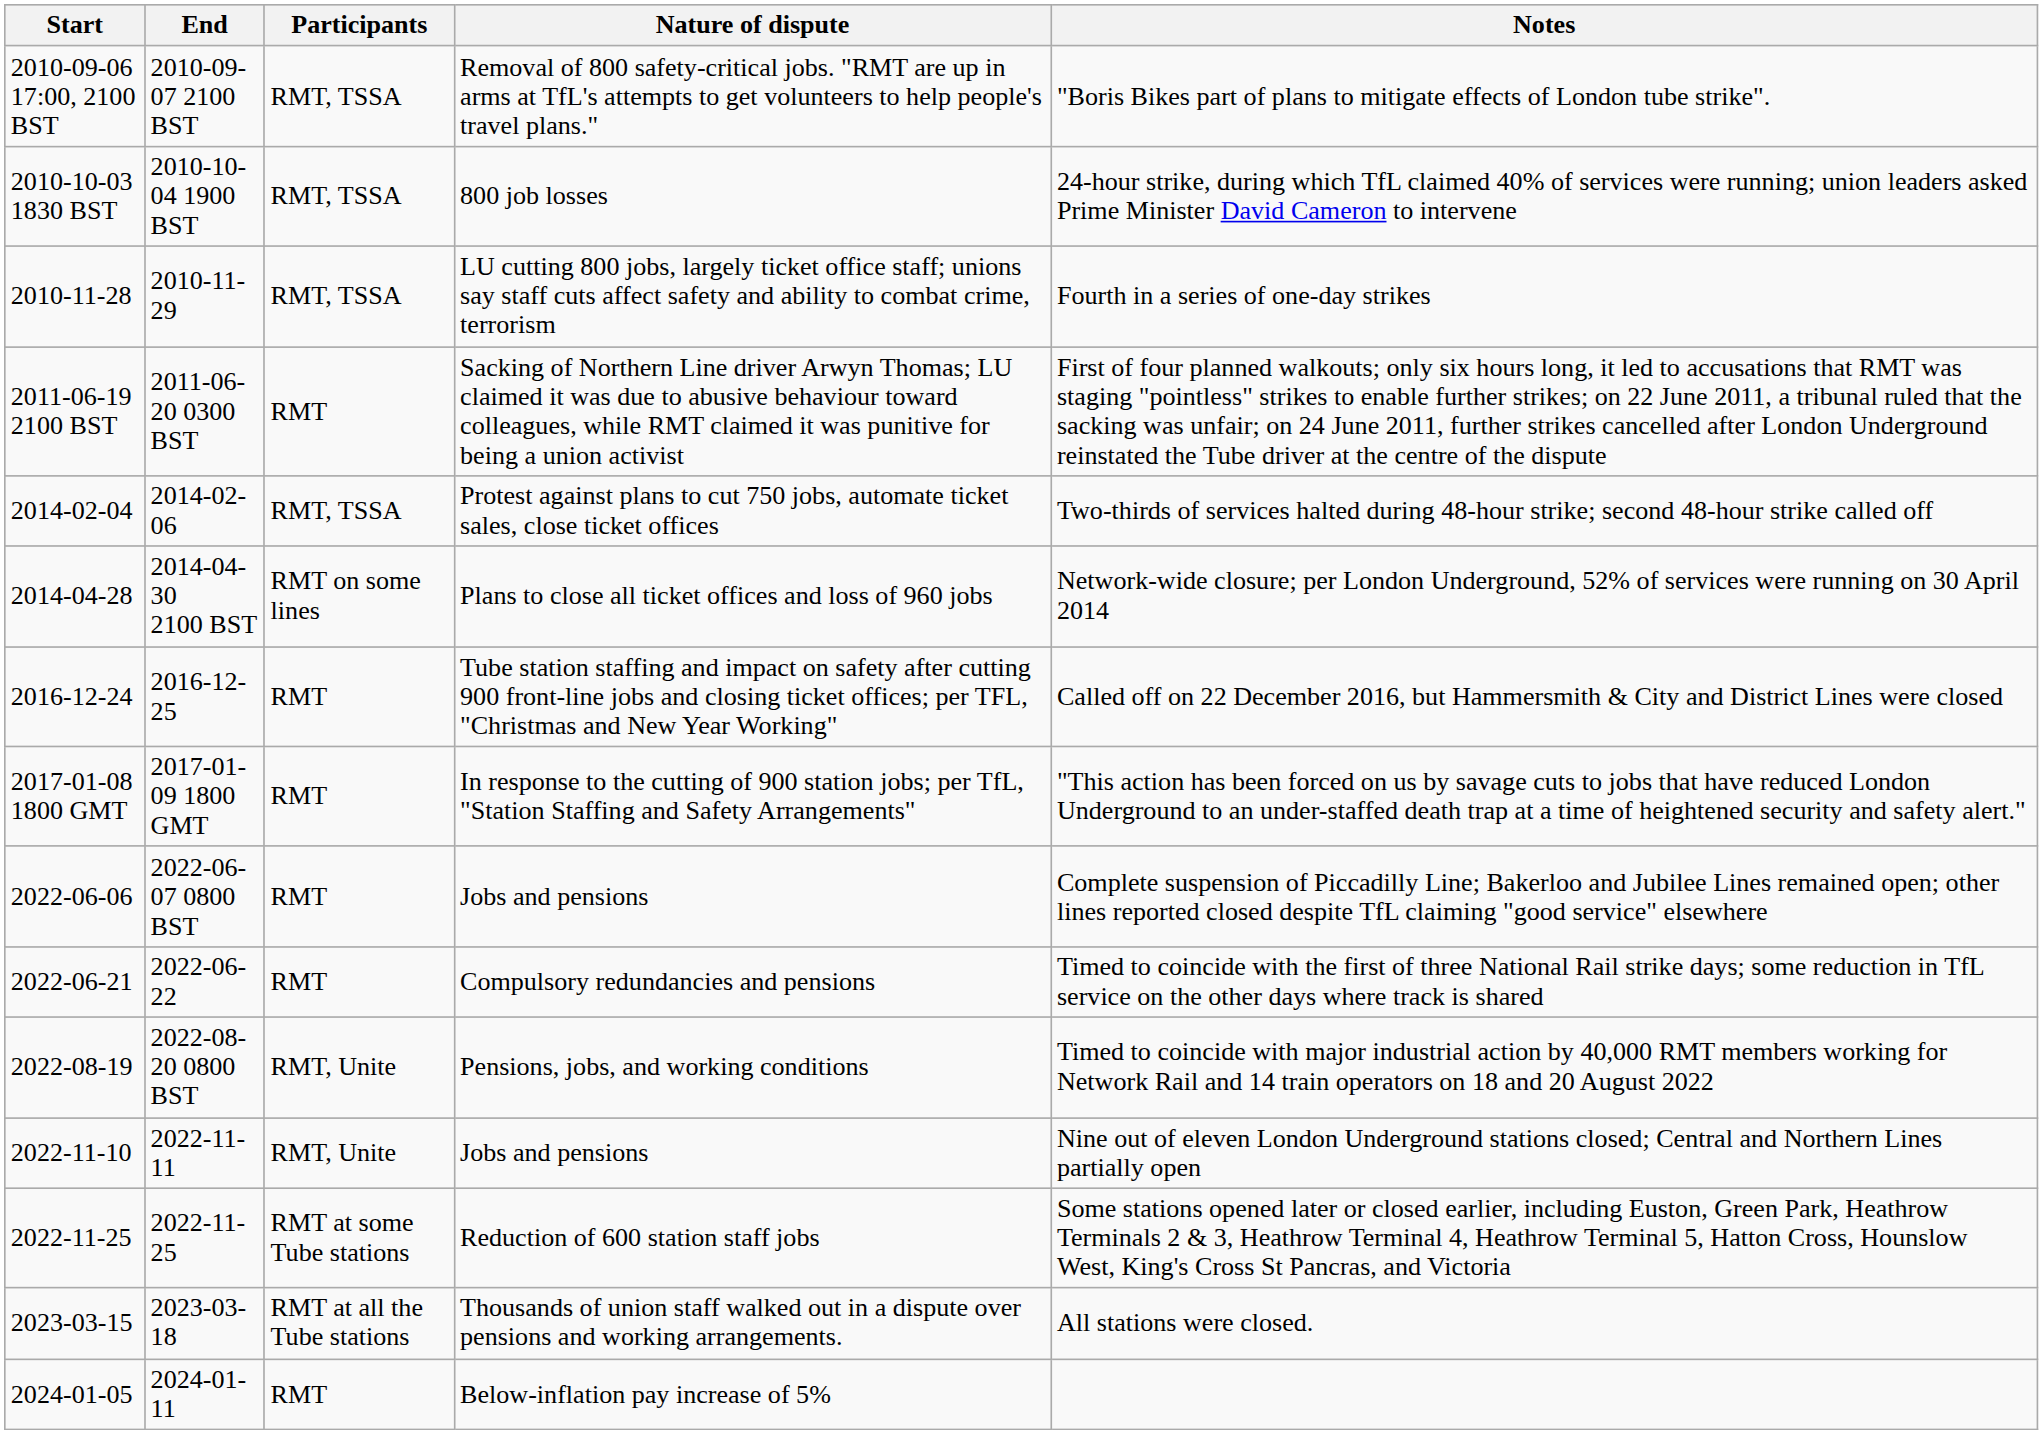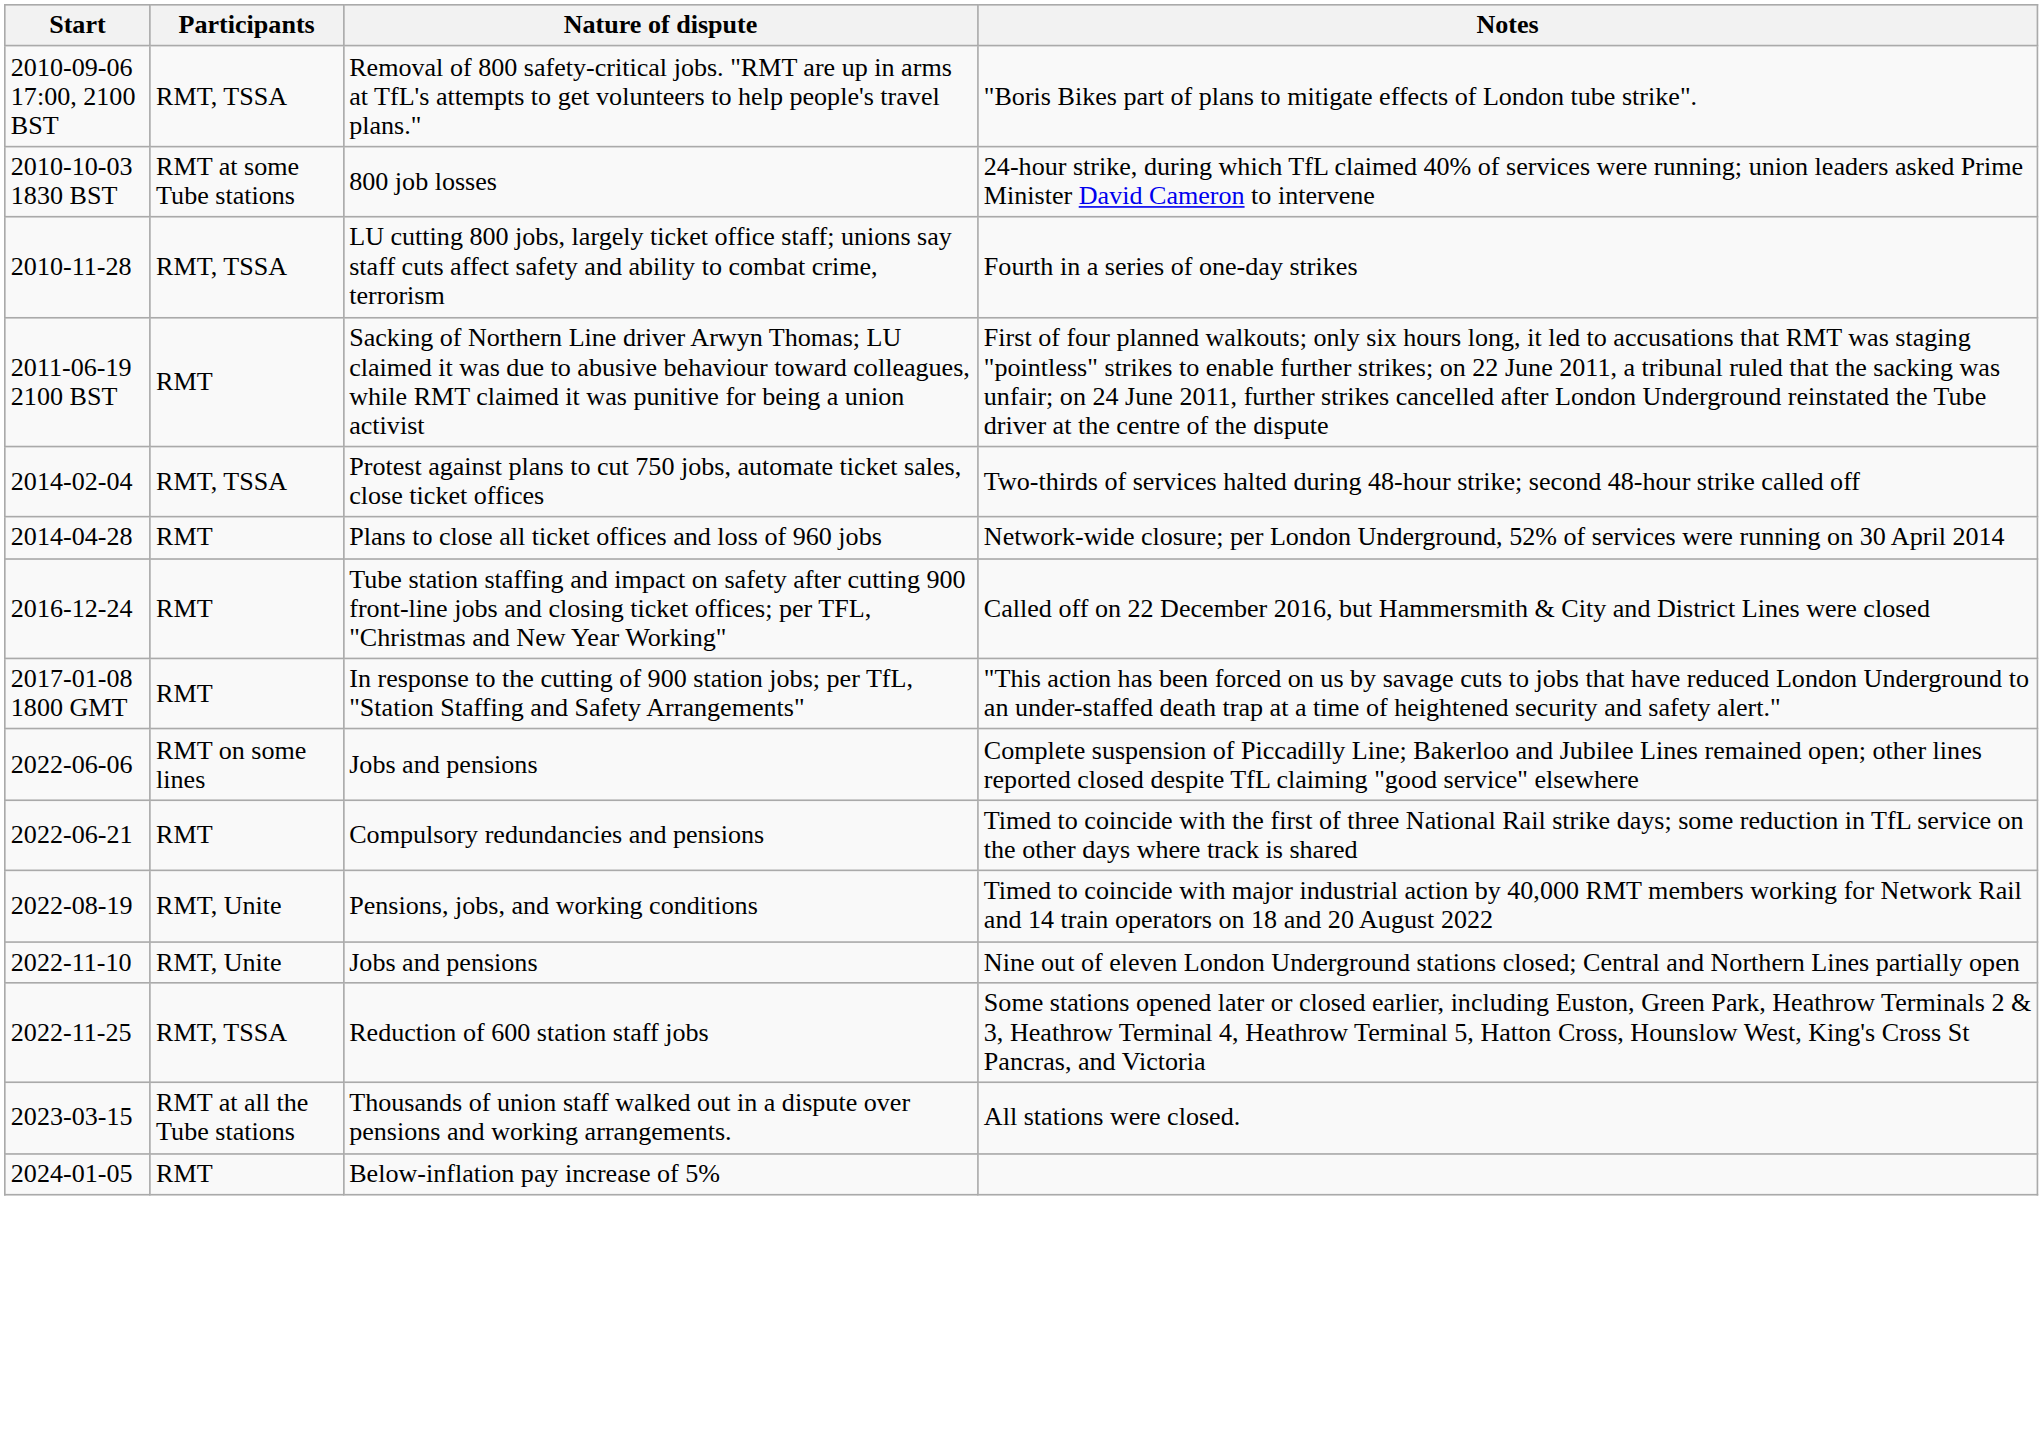- column: (205, 25)
(336, 195) RMT, TSSA -> (228, 181) RMT at some Tube stations
(346, 596) RMT on some lines -> (184, 537) RMT
(299, 896) RMT -> (231, 764) RMT on some lines
(342, 1237) RMT at some Tube stations -> (222, 1032) RMT, TSSA
